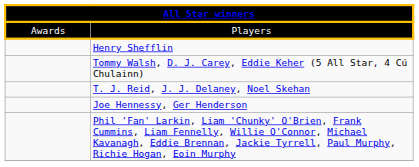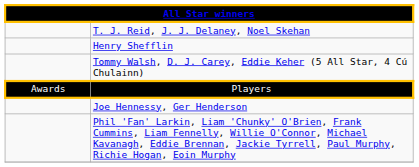rows swapped: (251, 30) <-> (201, 89)
